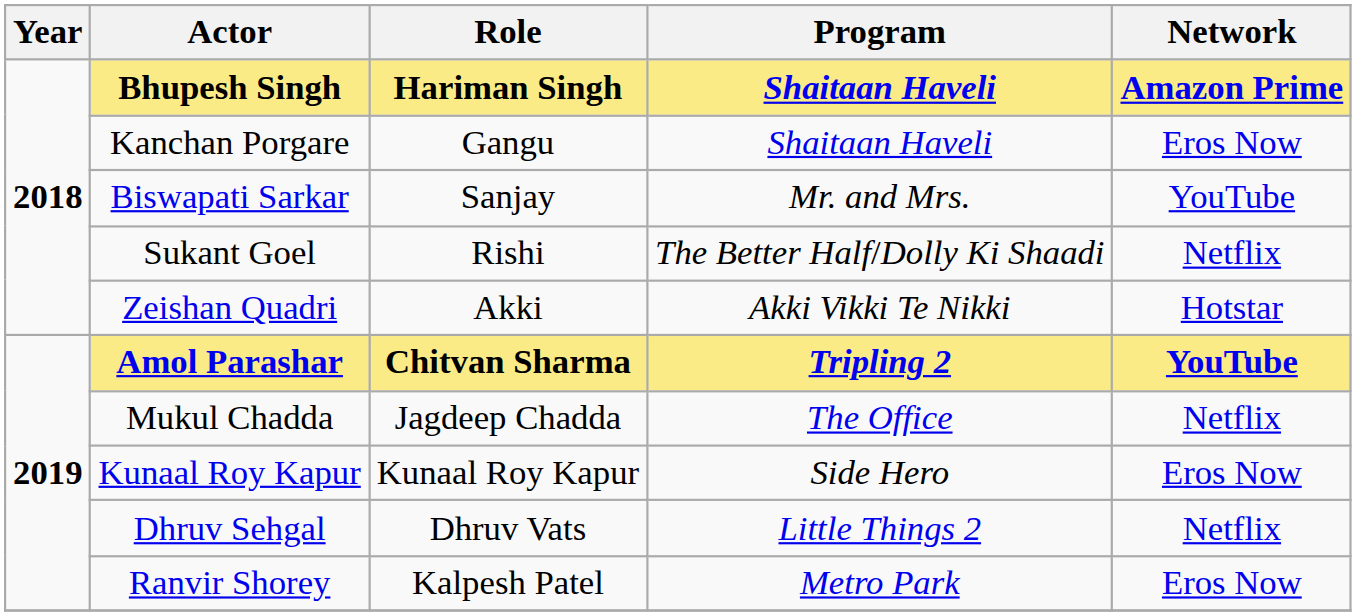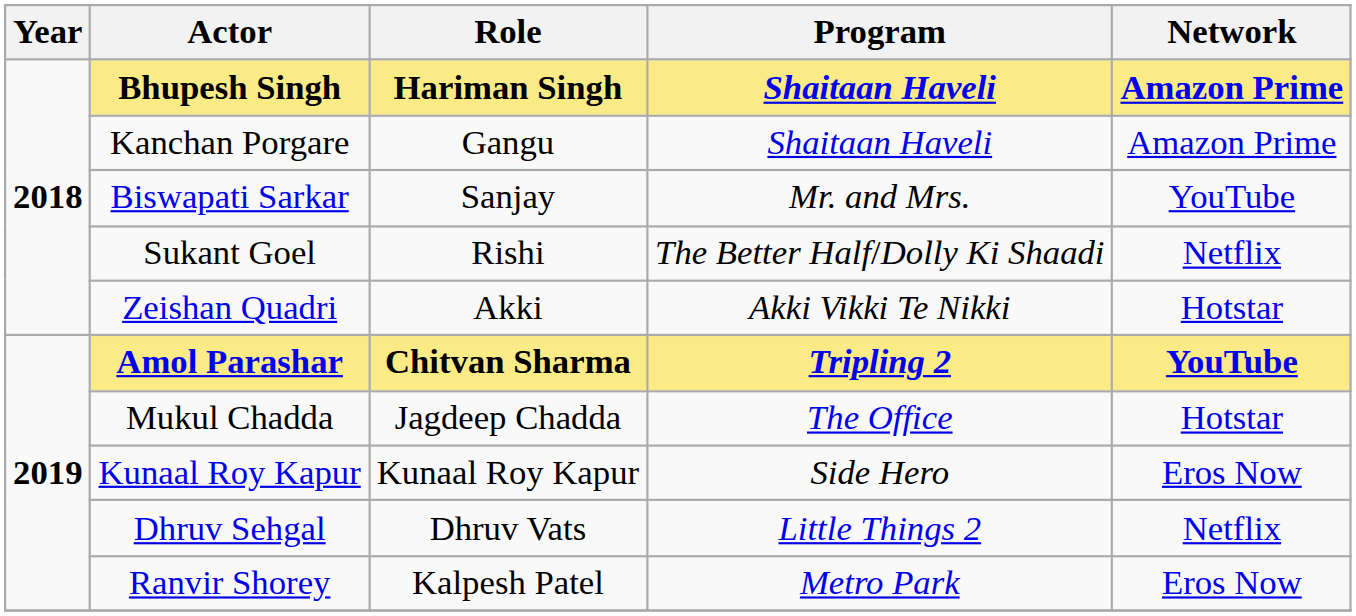(1232, 142) Eros Now -> (1232, 142) Amazon Prime
(1232, 417) Netflix -> (1232, 417) Hotstar
